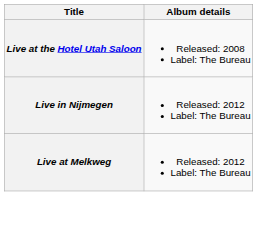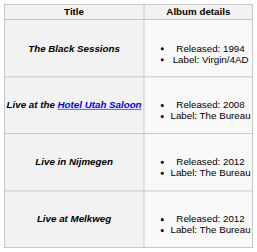+ row: (74, 48)
